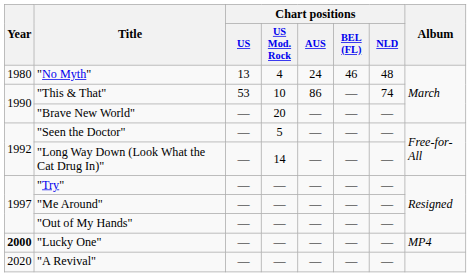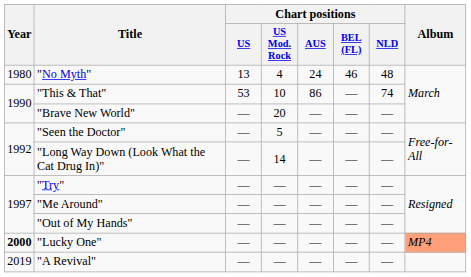(420, 242) no background -> (420, 242) lightsalmon background
(19, 262) 2020 -> (19, 262) 2019
